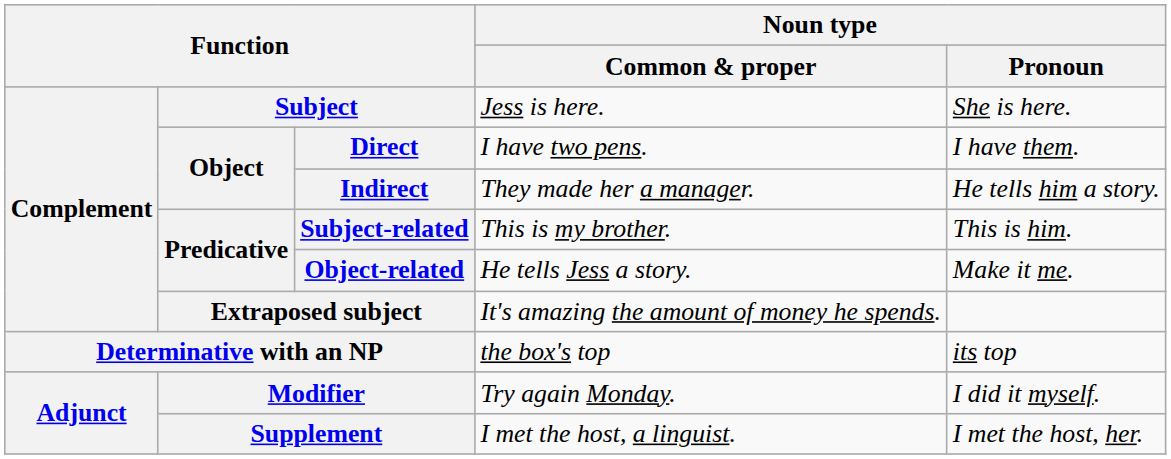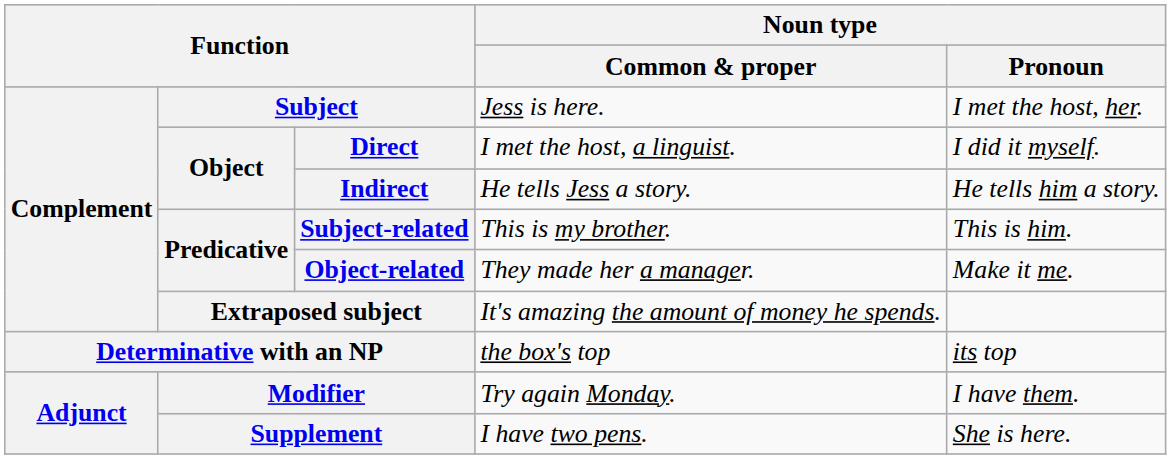(1012, 106) She is here. -> (1048, 106) I met the host, her.
(564, 147) I have two pens. -> (608, 147) I met the host, a linguist.
(1016, 147) I have them. -> (1027, 147) I did it myself.
(617, 188) They made her a manager. -> (586, 188) He tells Jess a story.
(586, 270) He tells Jess a story. -> (617, 270) They made her a manager.
(1027, 392) I did it myself. -> (1016, 392) I have them.
(608, 433) I met the host, a linguist. -> (564, 433) I have two pens.
(1048, 433) I met the host, her. -> (1012, 433) She is here.
